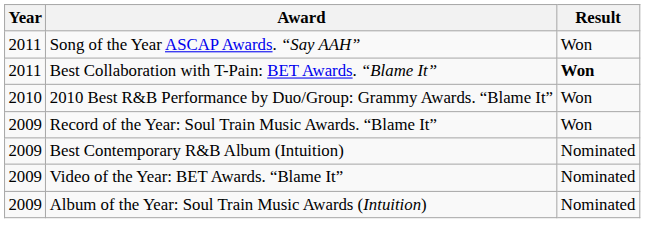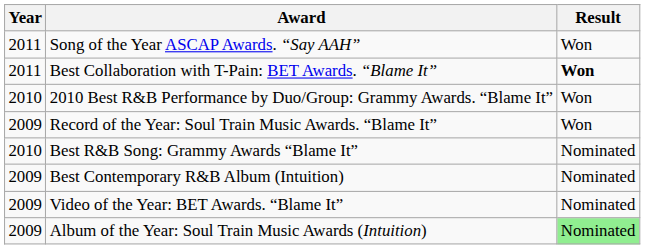+ row: (204, 151)
(598, 204) no background -> (598, 230) lightgreen background
